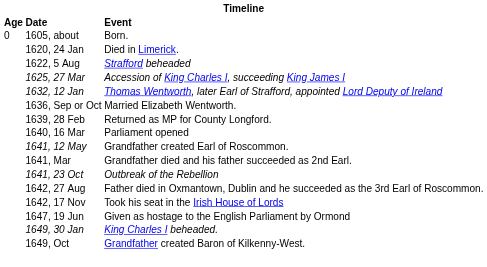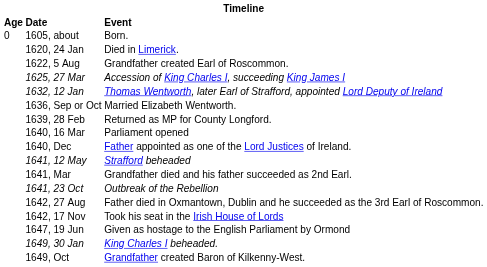(147, 64) Strafford beheaded -> (196, 64) Grandfather created Earl of Roscommon.
+ row: (48, 147)
(196, 147) Grandfather created Earl of Roscommon. -> (147, 161) Strafford beheaded
